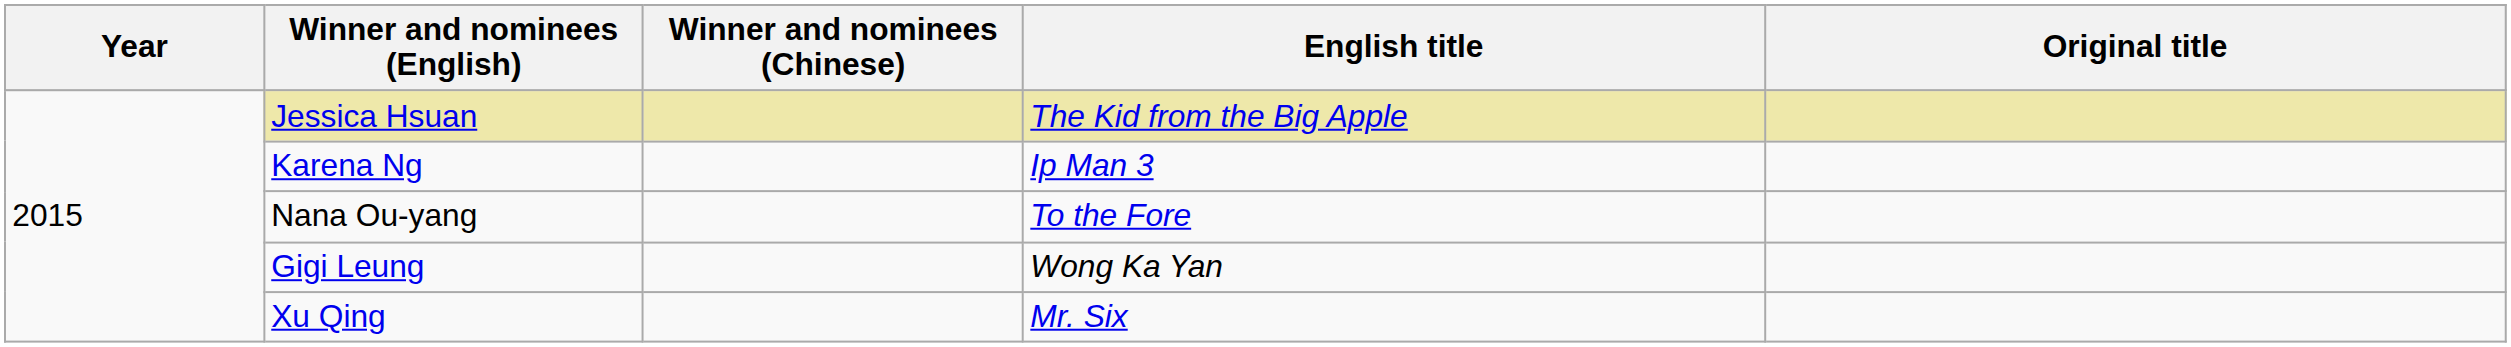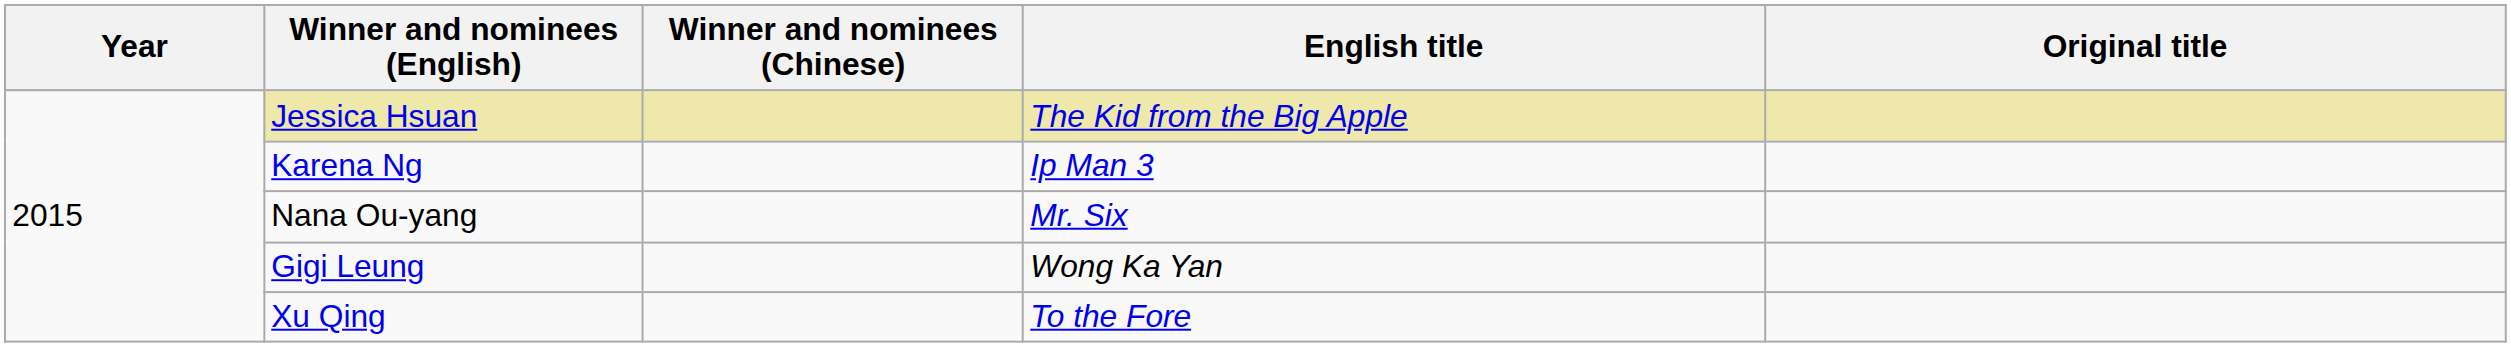(1111, 215) To the Fore -> (1079, 215) Mr. Six
(1079, 316) Mr. Six -> (1111, 316) To the Fore
